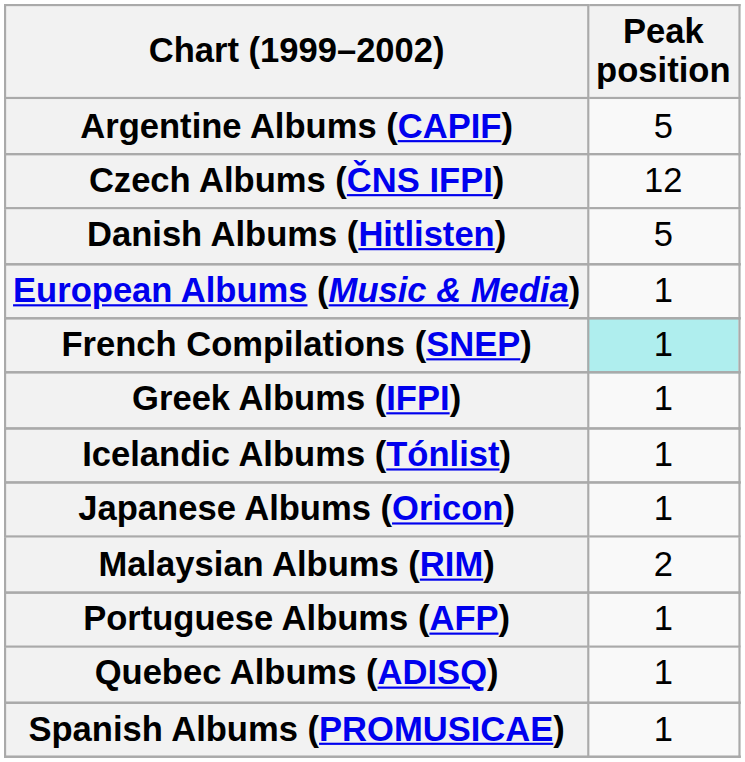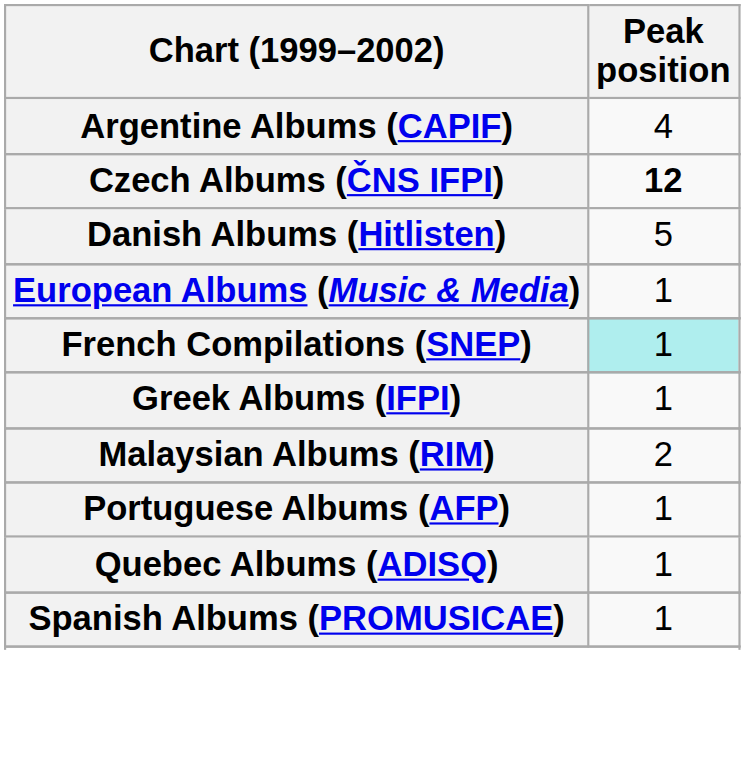(663, 125) 5 -> (663, 125) 4
(663, 180) normal -> (663, 180) bold
- row: (297, 454)
- row: (297, 509)
